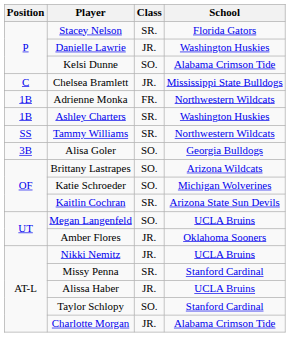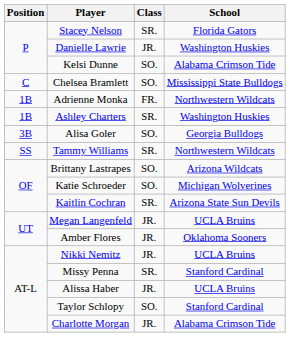(149, 82) JR. -> (149, 82) SO.
rows swapped: (91, 151) <-> (91, 133)
(149, 220) SO. -> (149, 220) JR.
